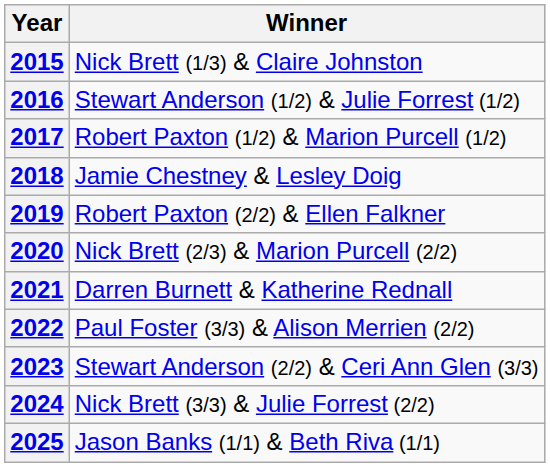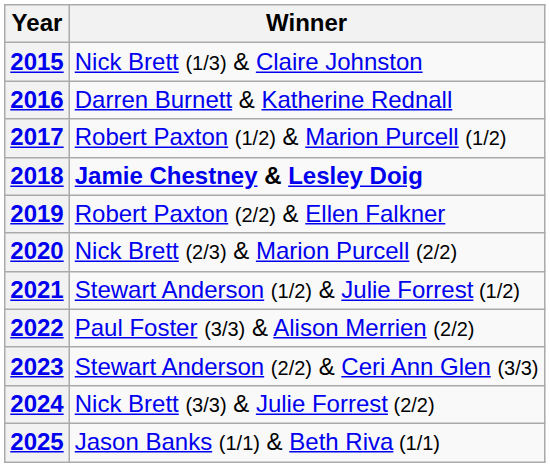(297, 99) Stewart Anderson (1/2) & Julie Forrest (1/2) -> (264, 99) Darren Burnett & Katherine Rednall
(238, 175) normal -> (249, 175) bold
(264, 289) Darren Burnett & Katherine Rednall -> (297, 289) Stewart Anderson (1/2) & Julie Forrest (1/2)
